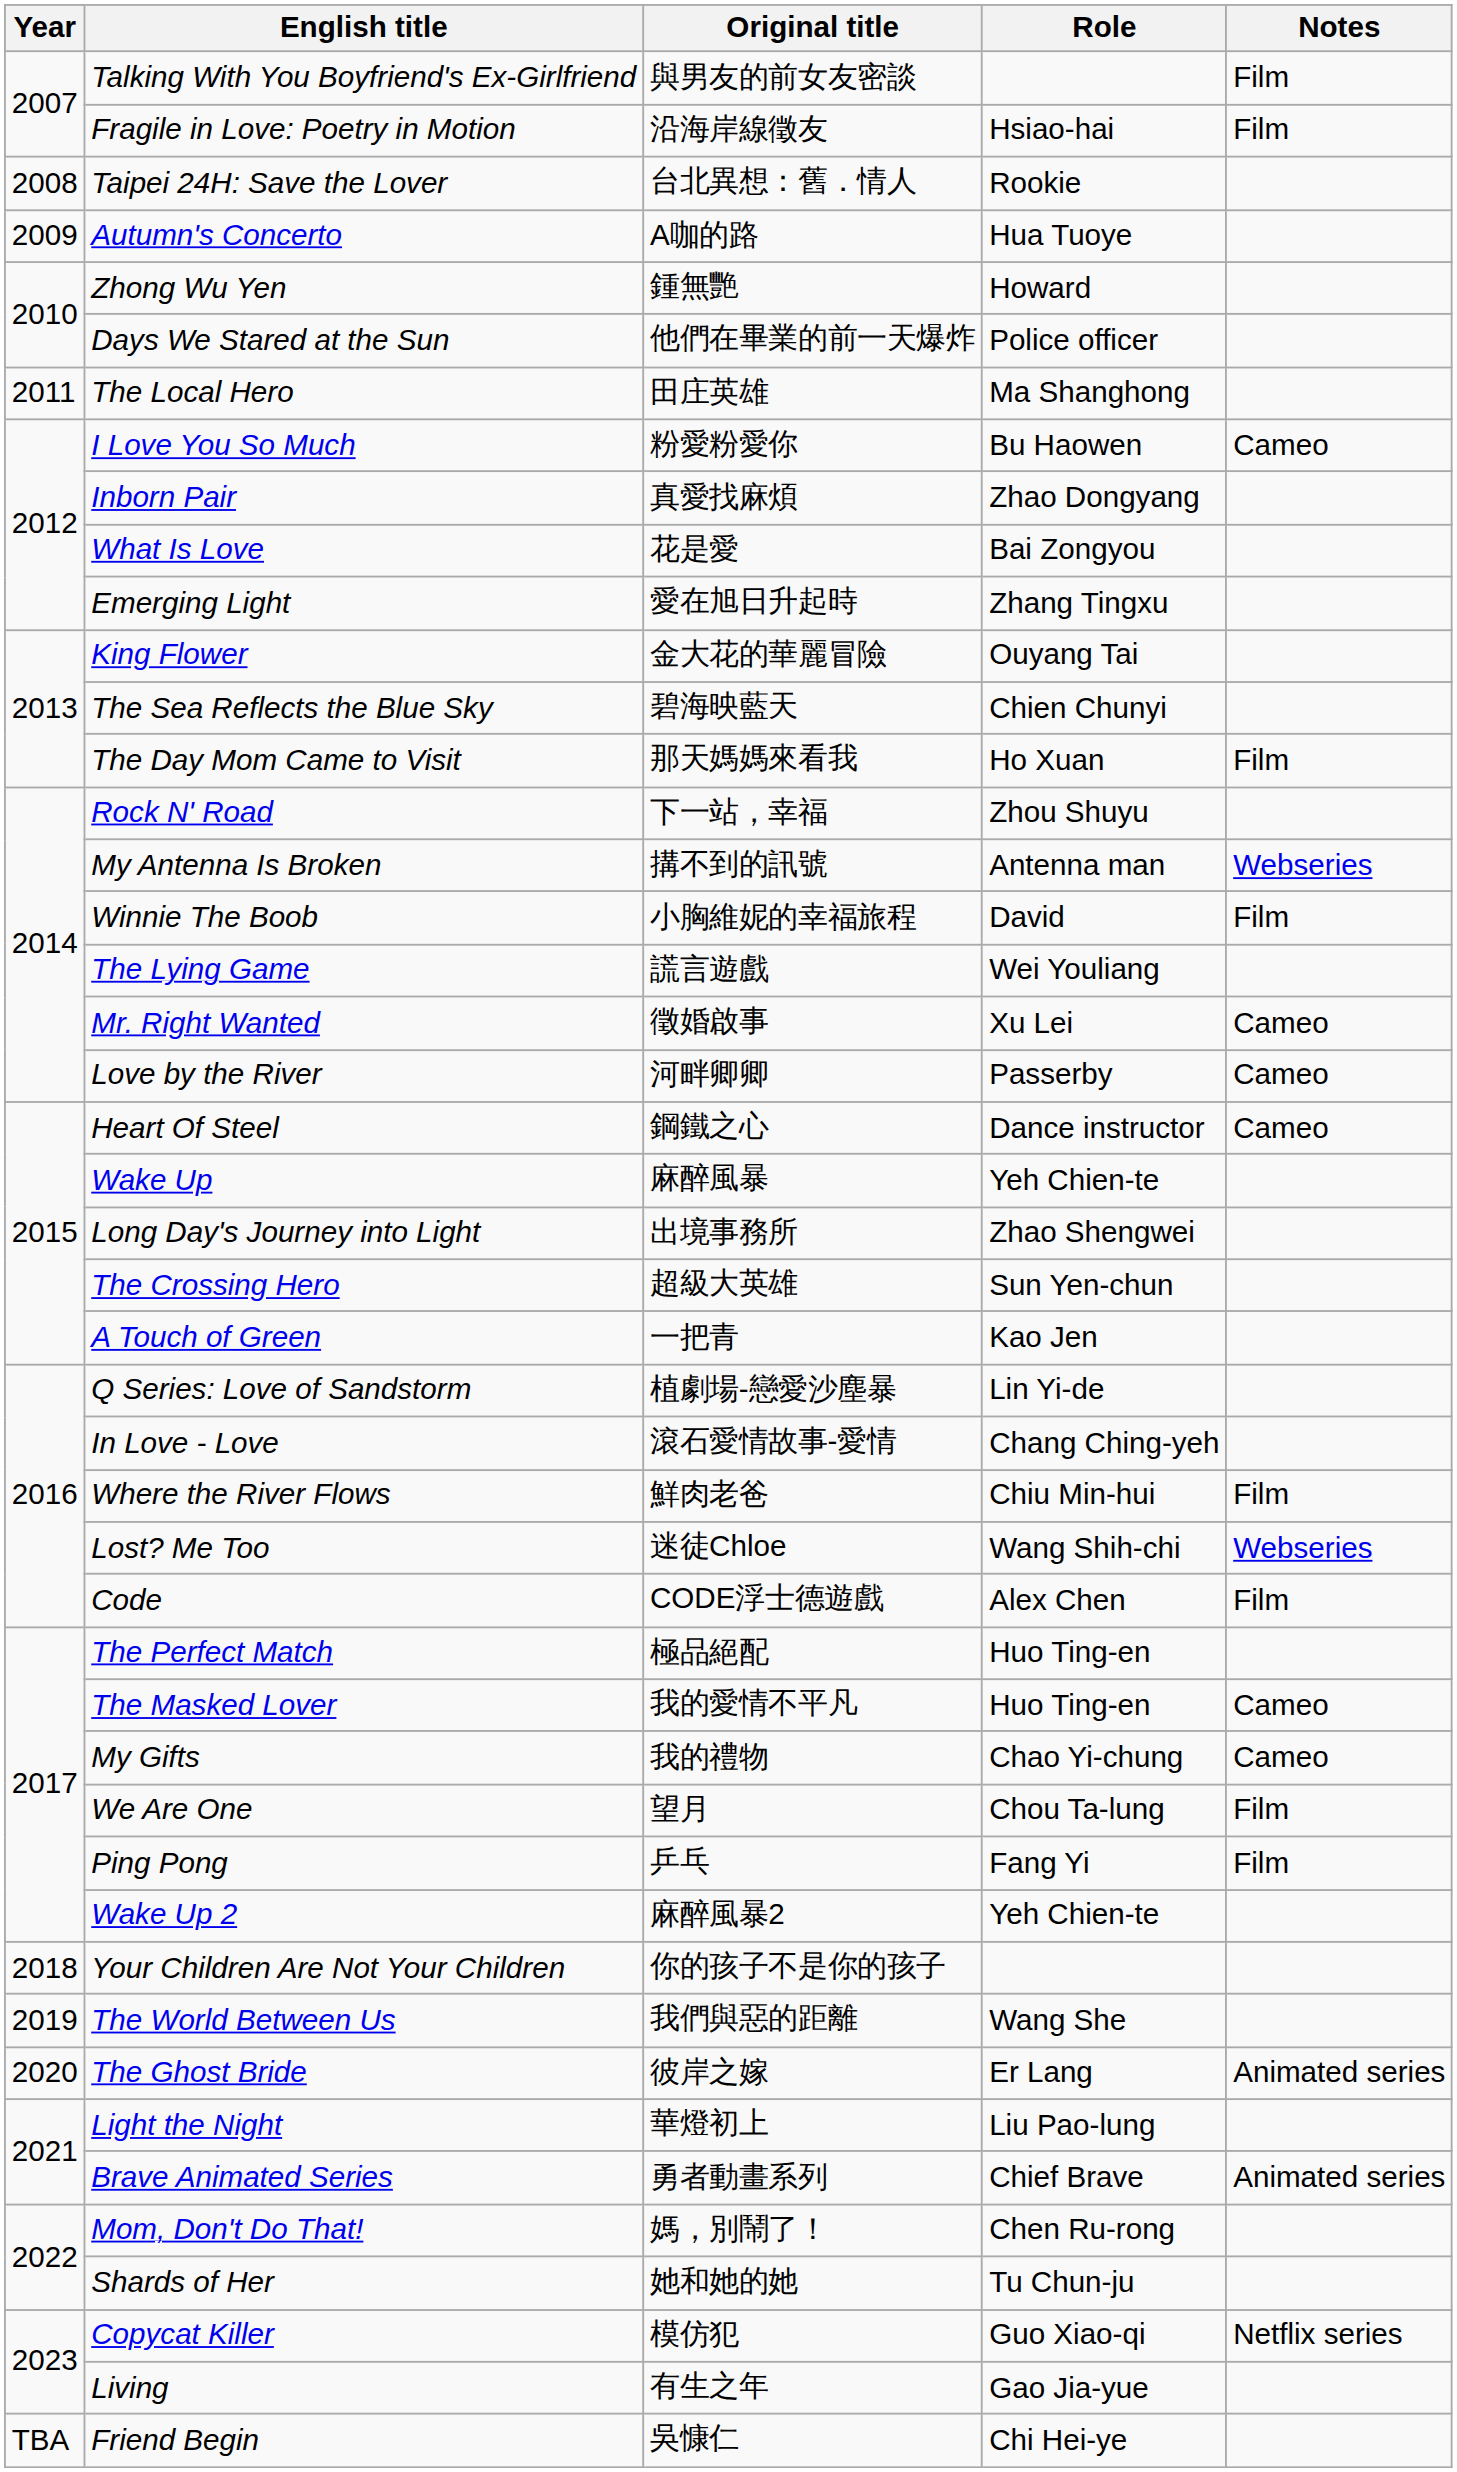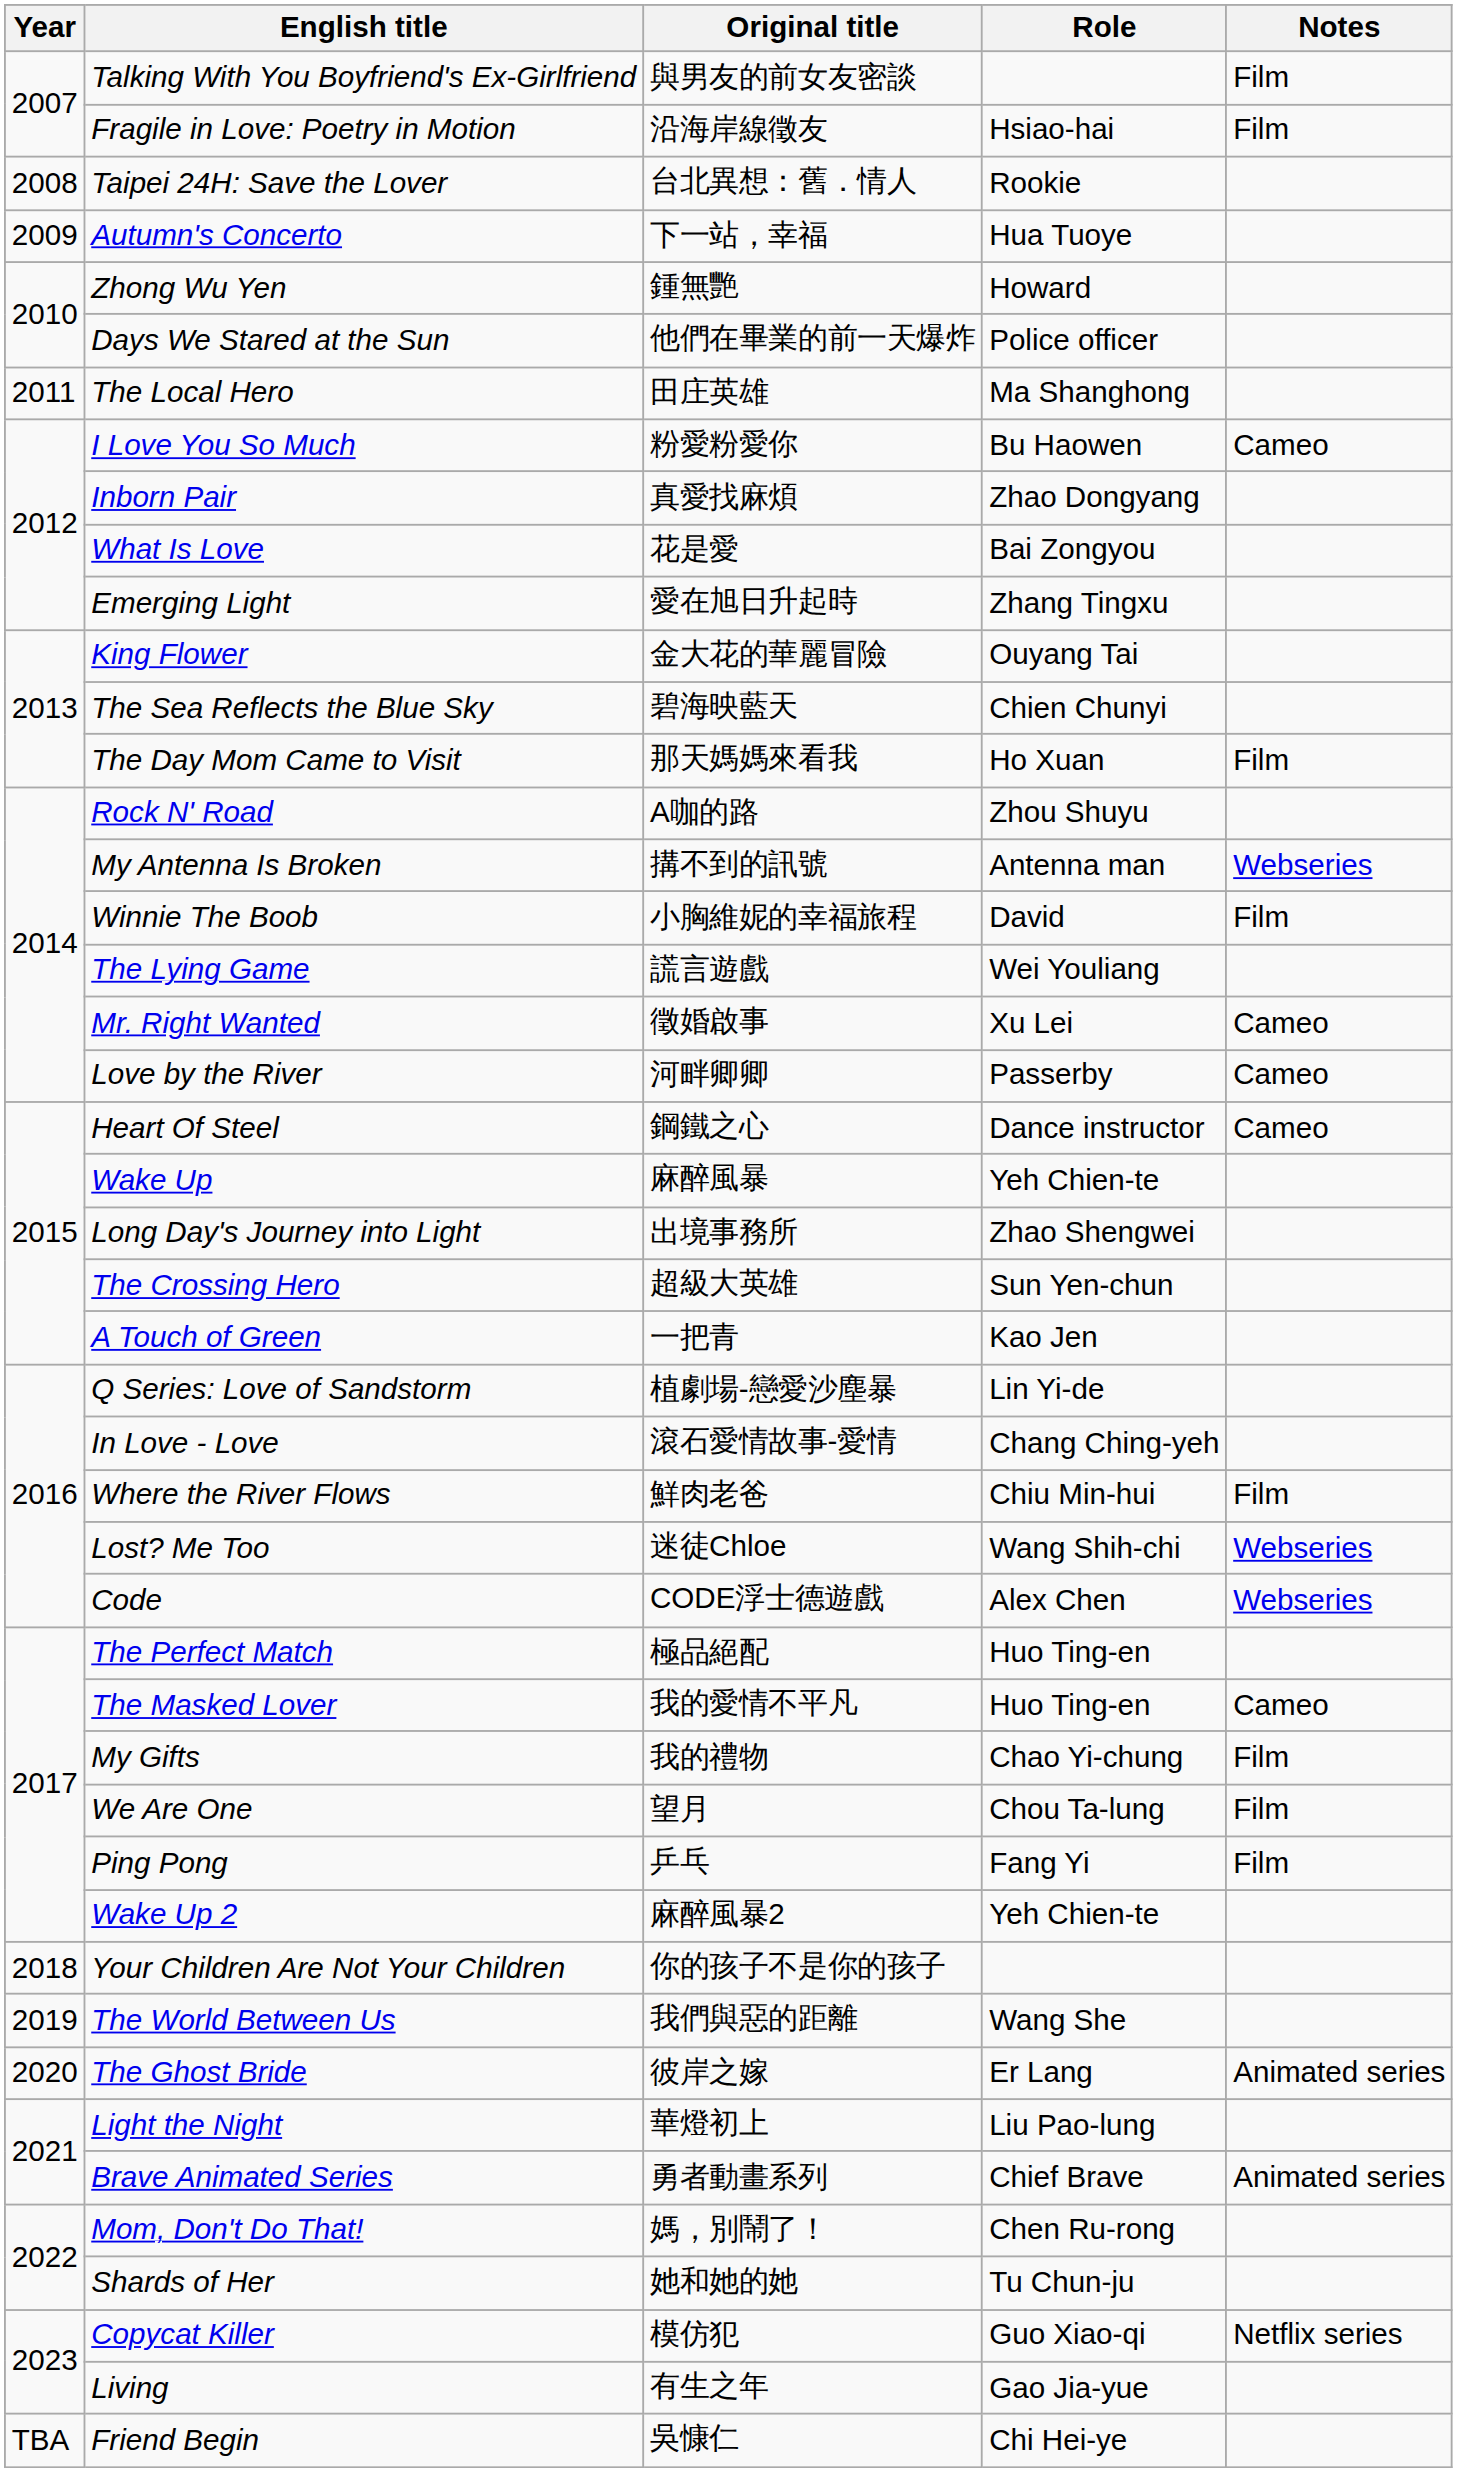(704, 234) A咖的路 -> (739, 234) 下一站，幸福
(739, 811) 下一站，幸福 -> (704, 811) A咖的路
(1261, 1600) Film -> (1303, 1600) Webseries
(1281, 1757) Cameo -> (1261, 1757) Film
